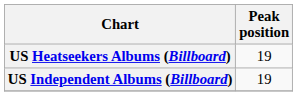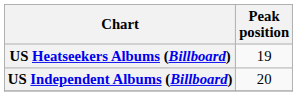(264, 79) 19 -> (264, 79) 20
